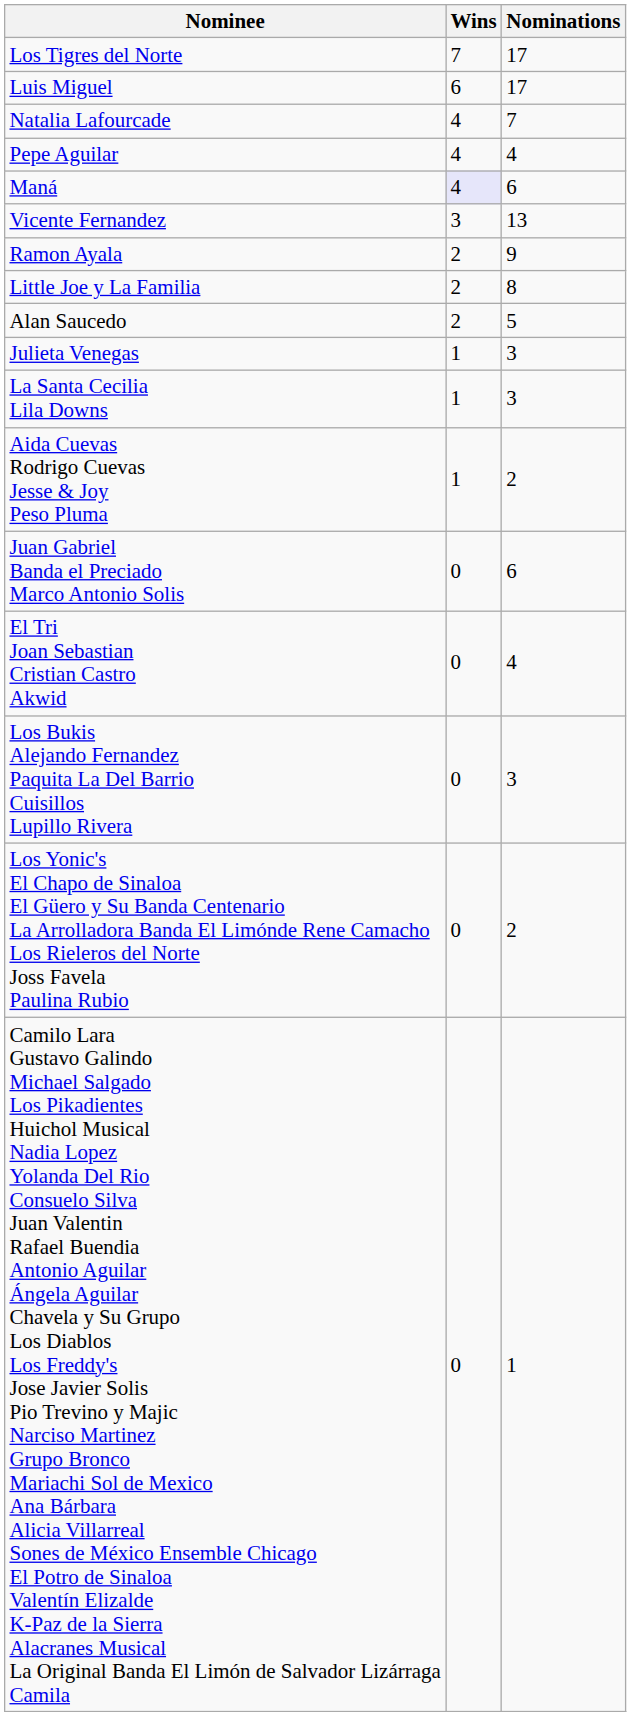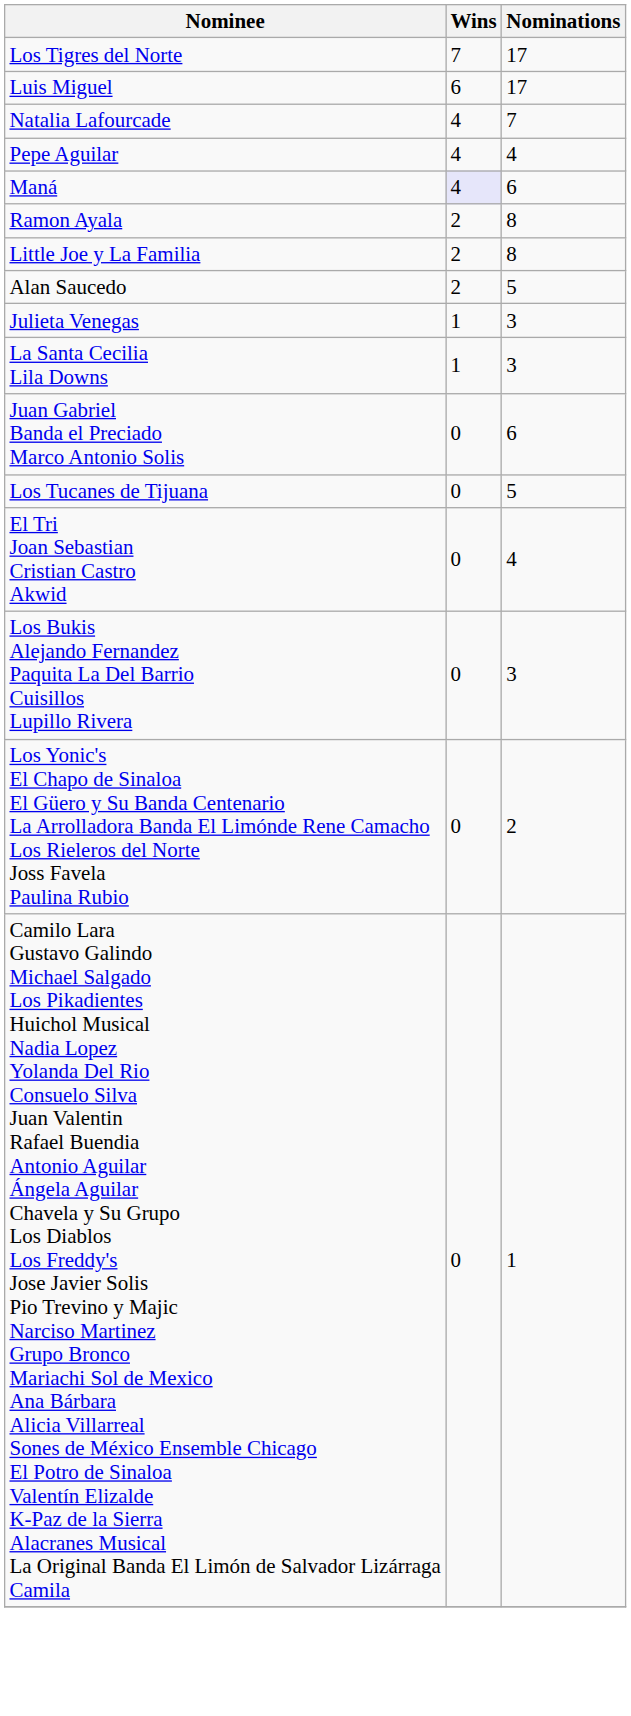- row: (88, 220)
(512, 253) 9 -> (512, 220) 8
- row: (77, 478)
+ row: (109, 490)
